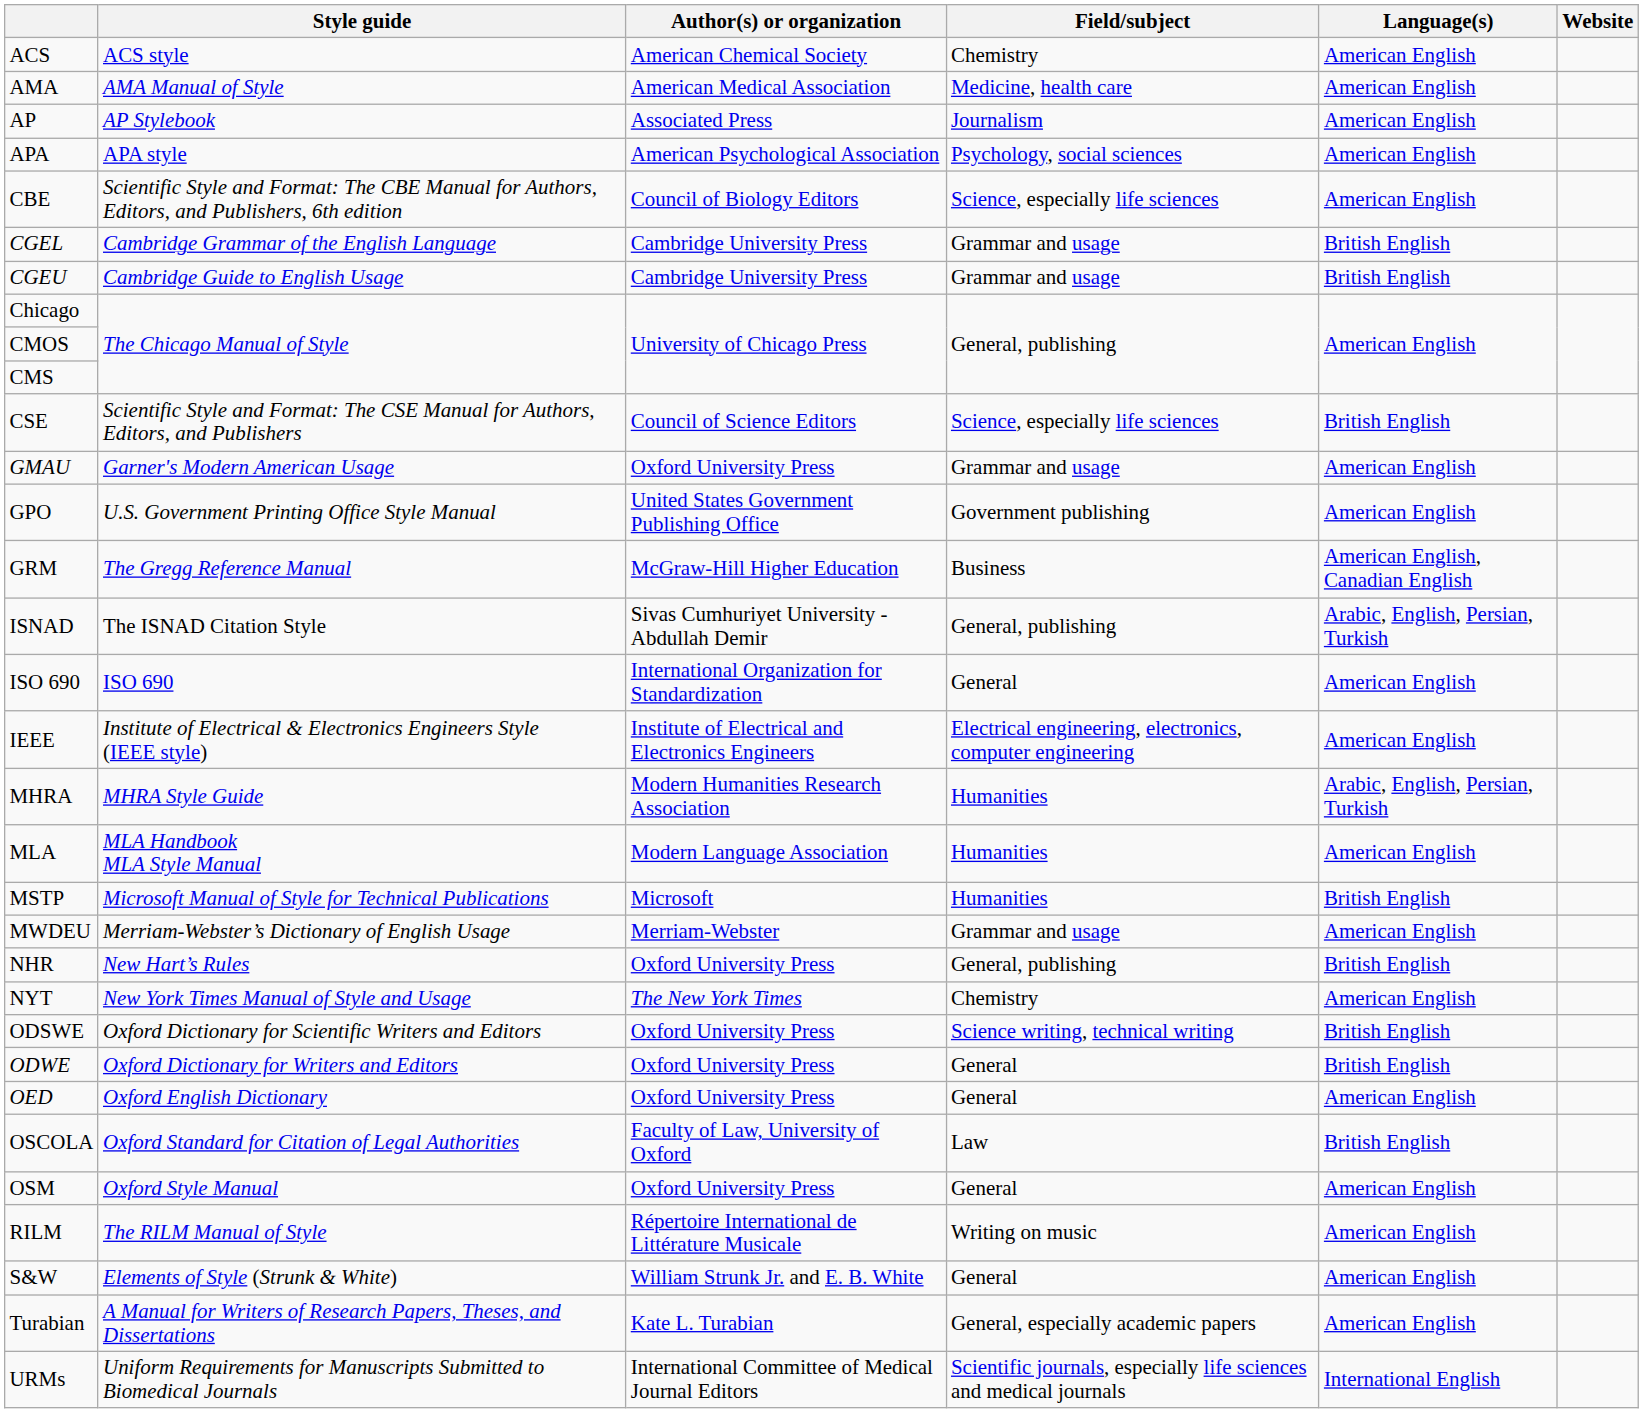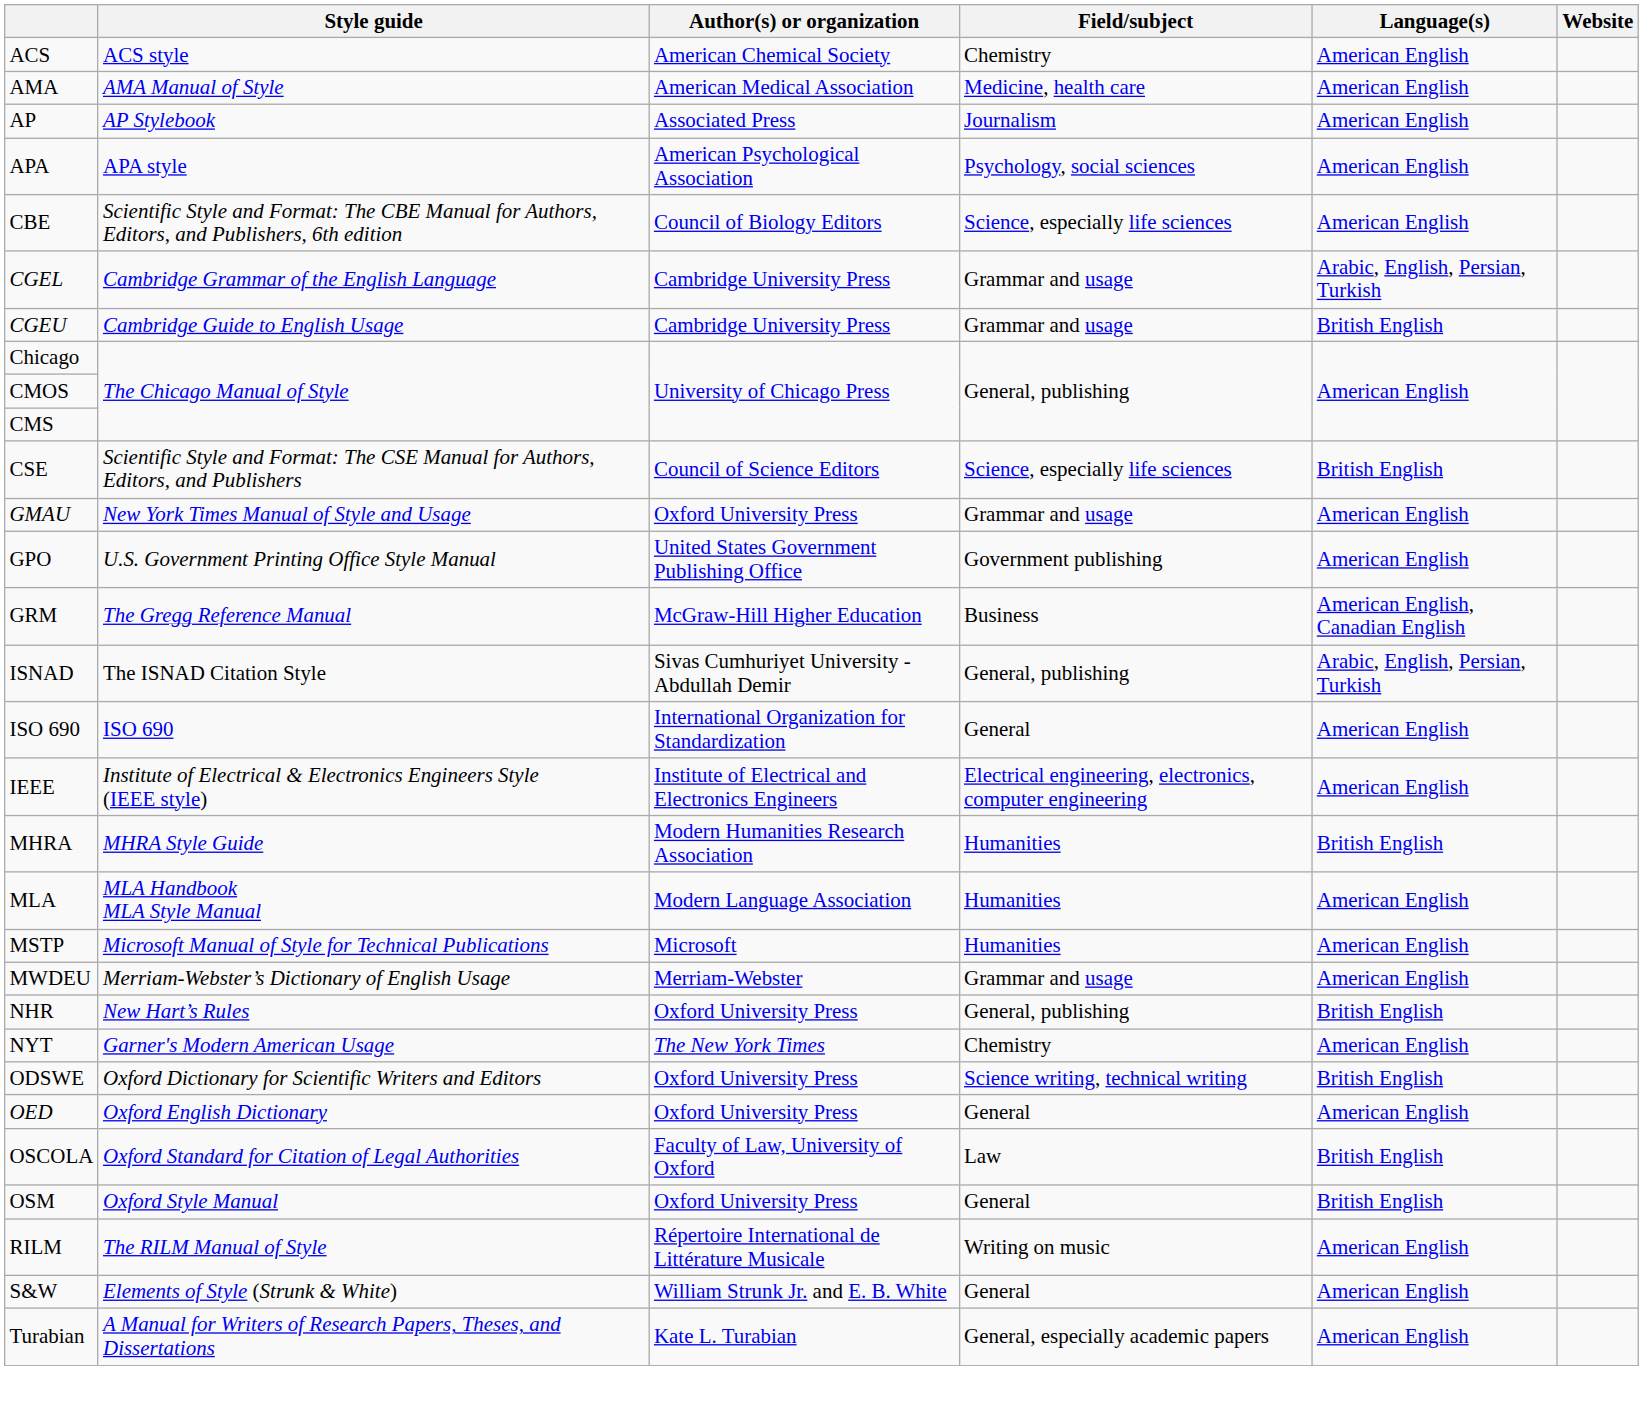(1387, 244) British English -> (1421, 279) Arabic, English, Persian, Turkish
(249, 467) Garner's Modern American Usage -> (287, 514) New York Times Manual of Style and Usage
(1428, 796) Arabic, English, Persian, Turkish -> (1380, 843) British English
(1387, 898) British English -> (1393, 945) American English
(287, 997) New York Times Manual of Style and Usage -> (249, 1045) Garner's Modern American Usage
- row: (40, 1064)
(1400, 1187) American English -> (1380, 1201) British English
- row: (37, 1379)
